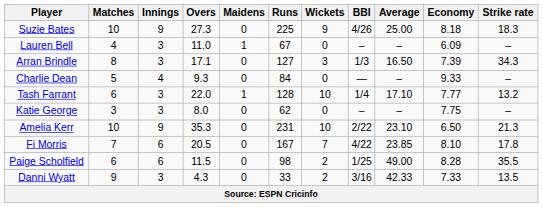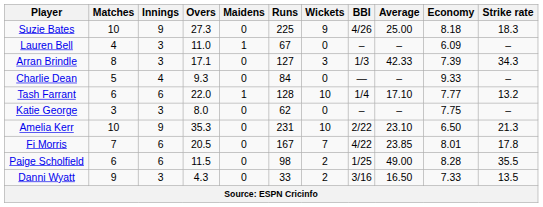(399, 62) 16.50 -> (399, 62) 42.33
(161, 95) 3 -> (161, 95) 6
(451, 144) 8.10 -> (451, 144) 8.01
(399, 177) 42.33 -> (399, 177) 16.50
